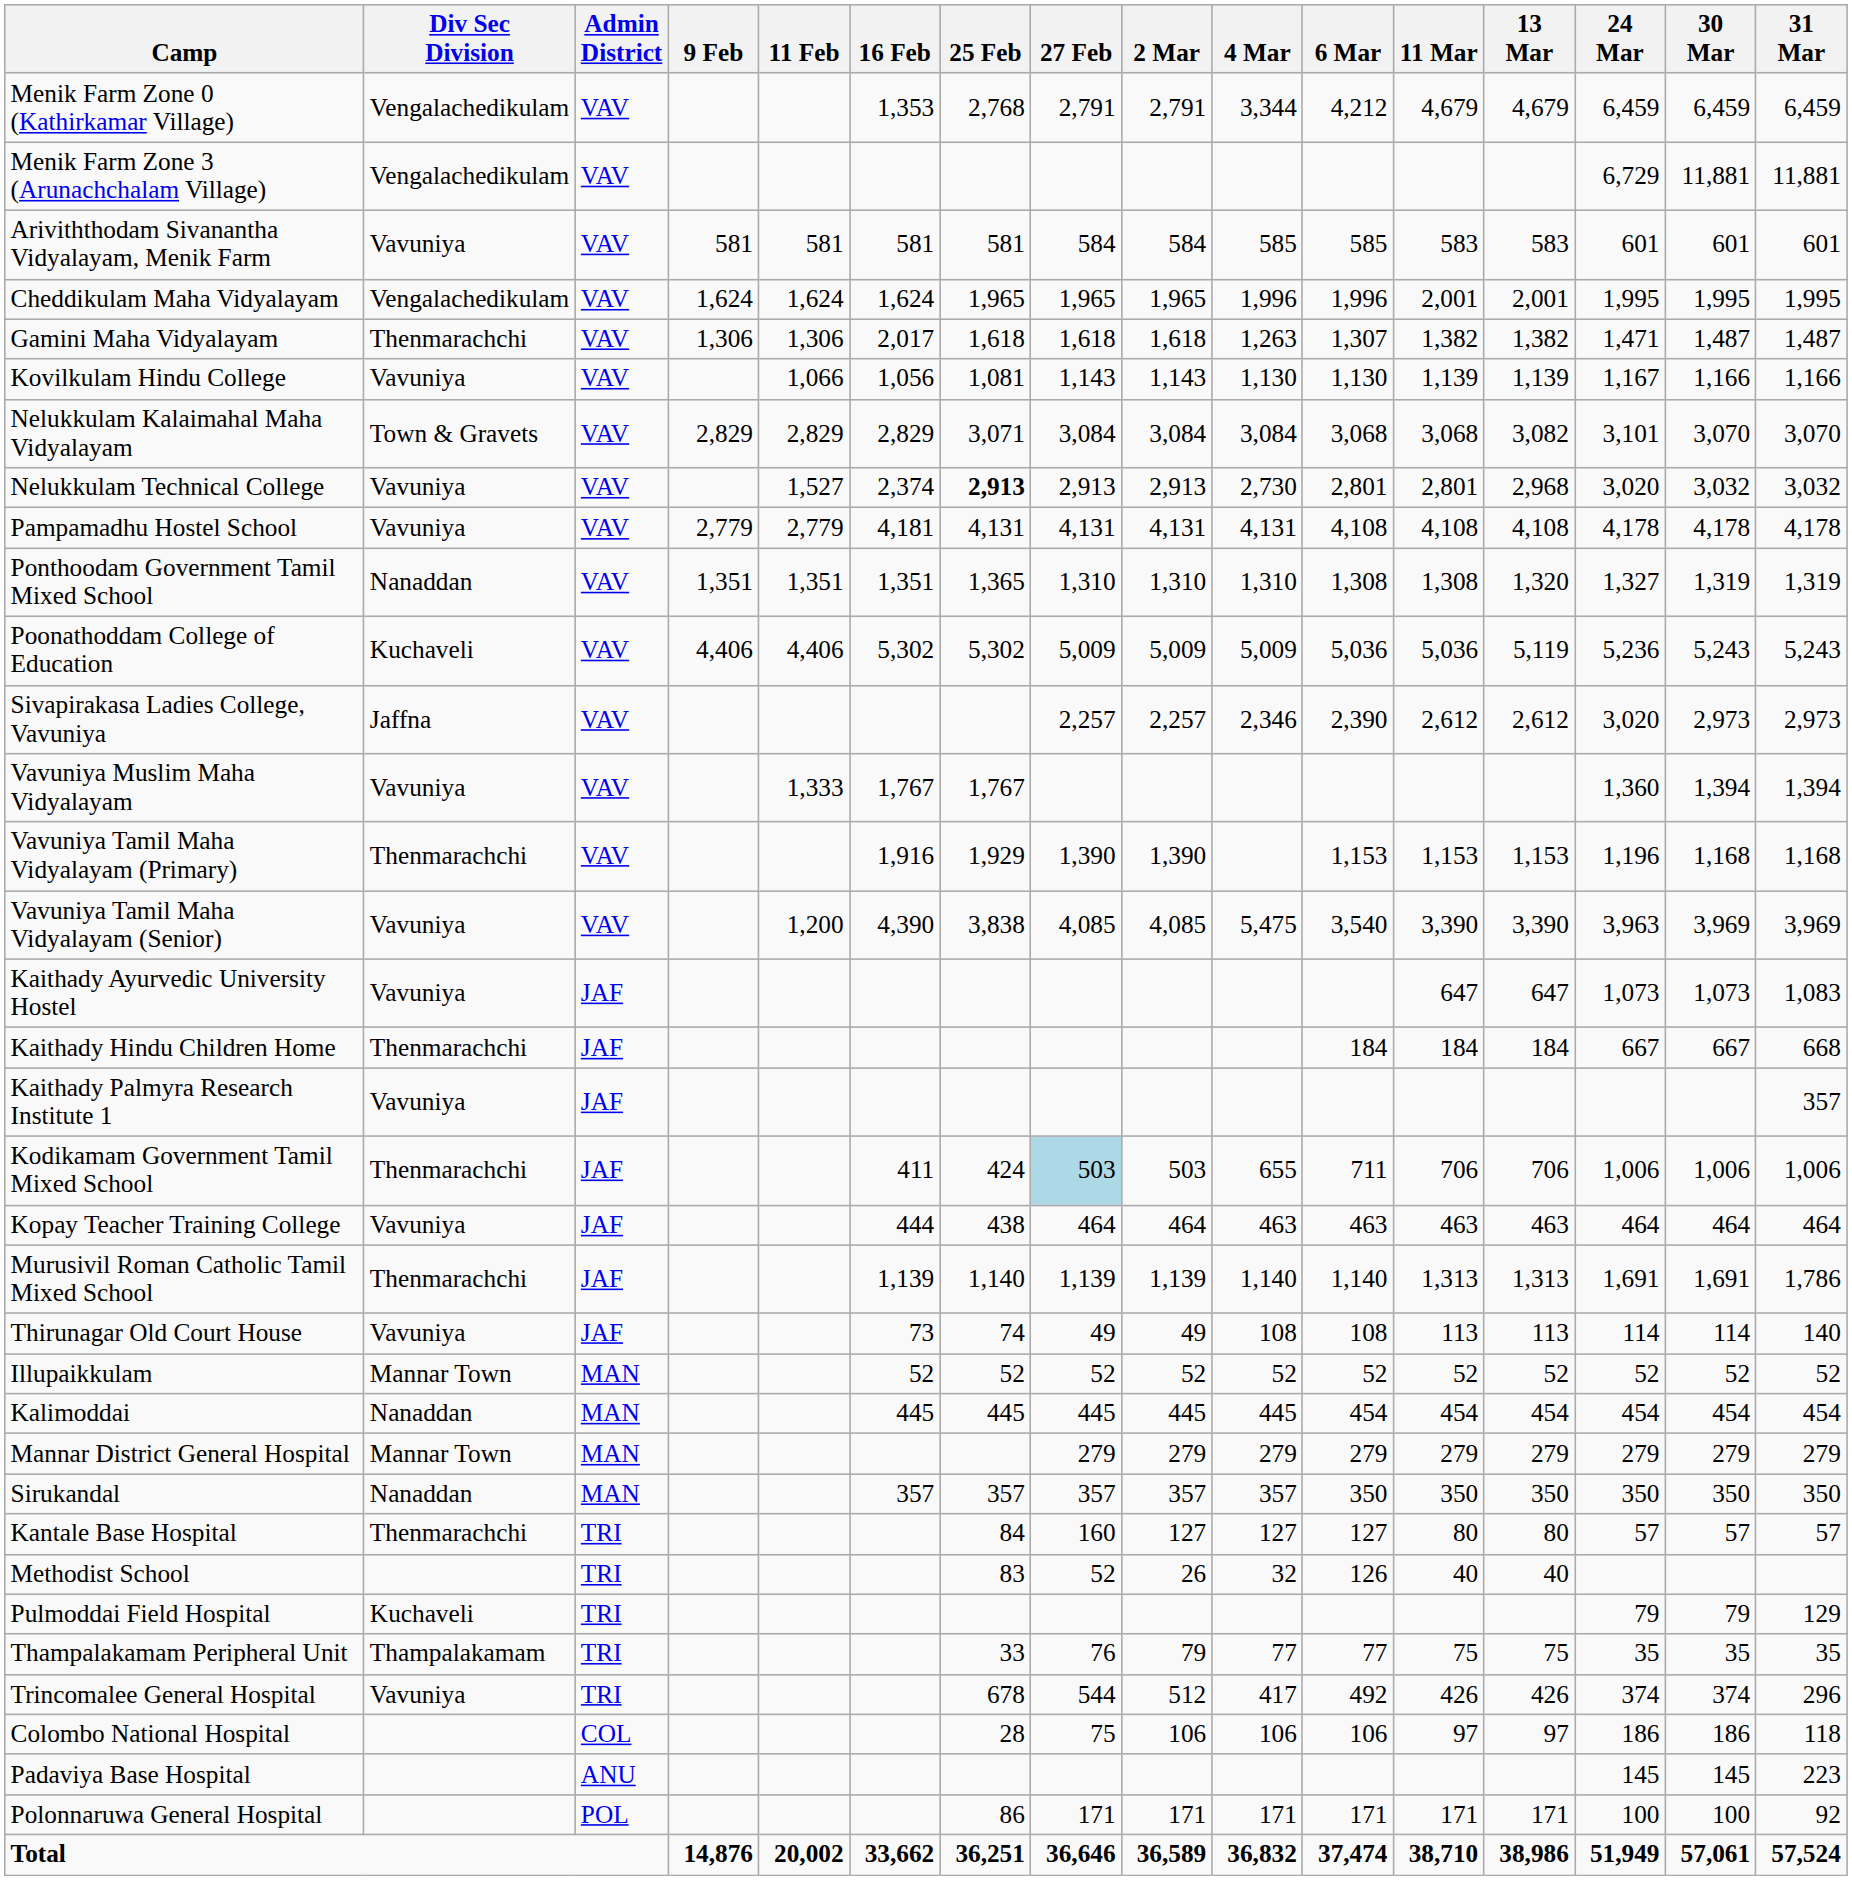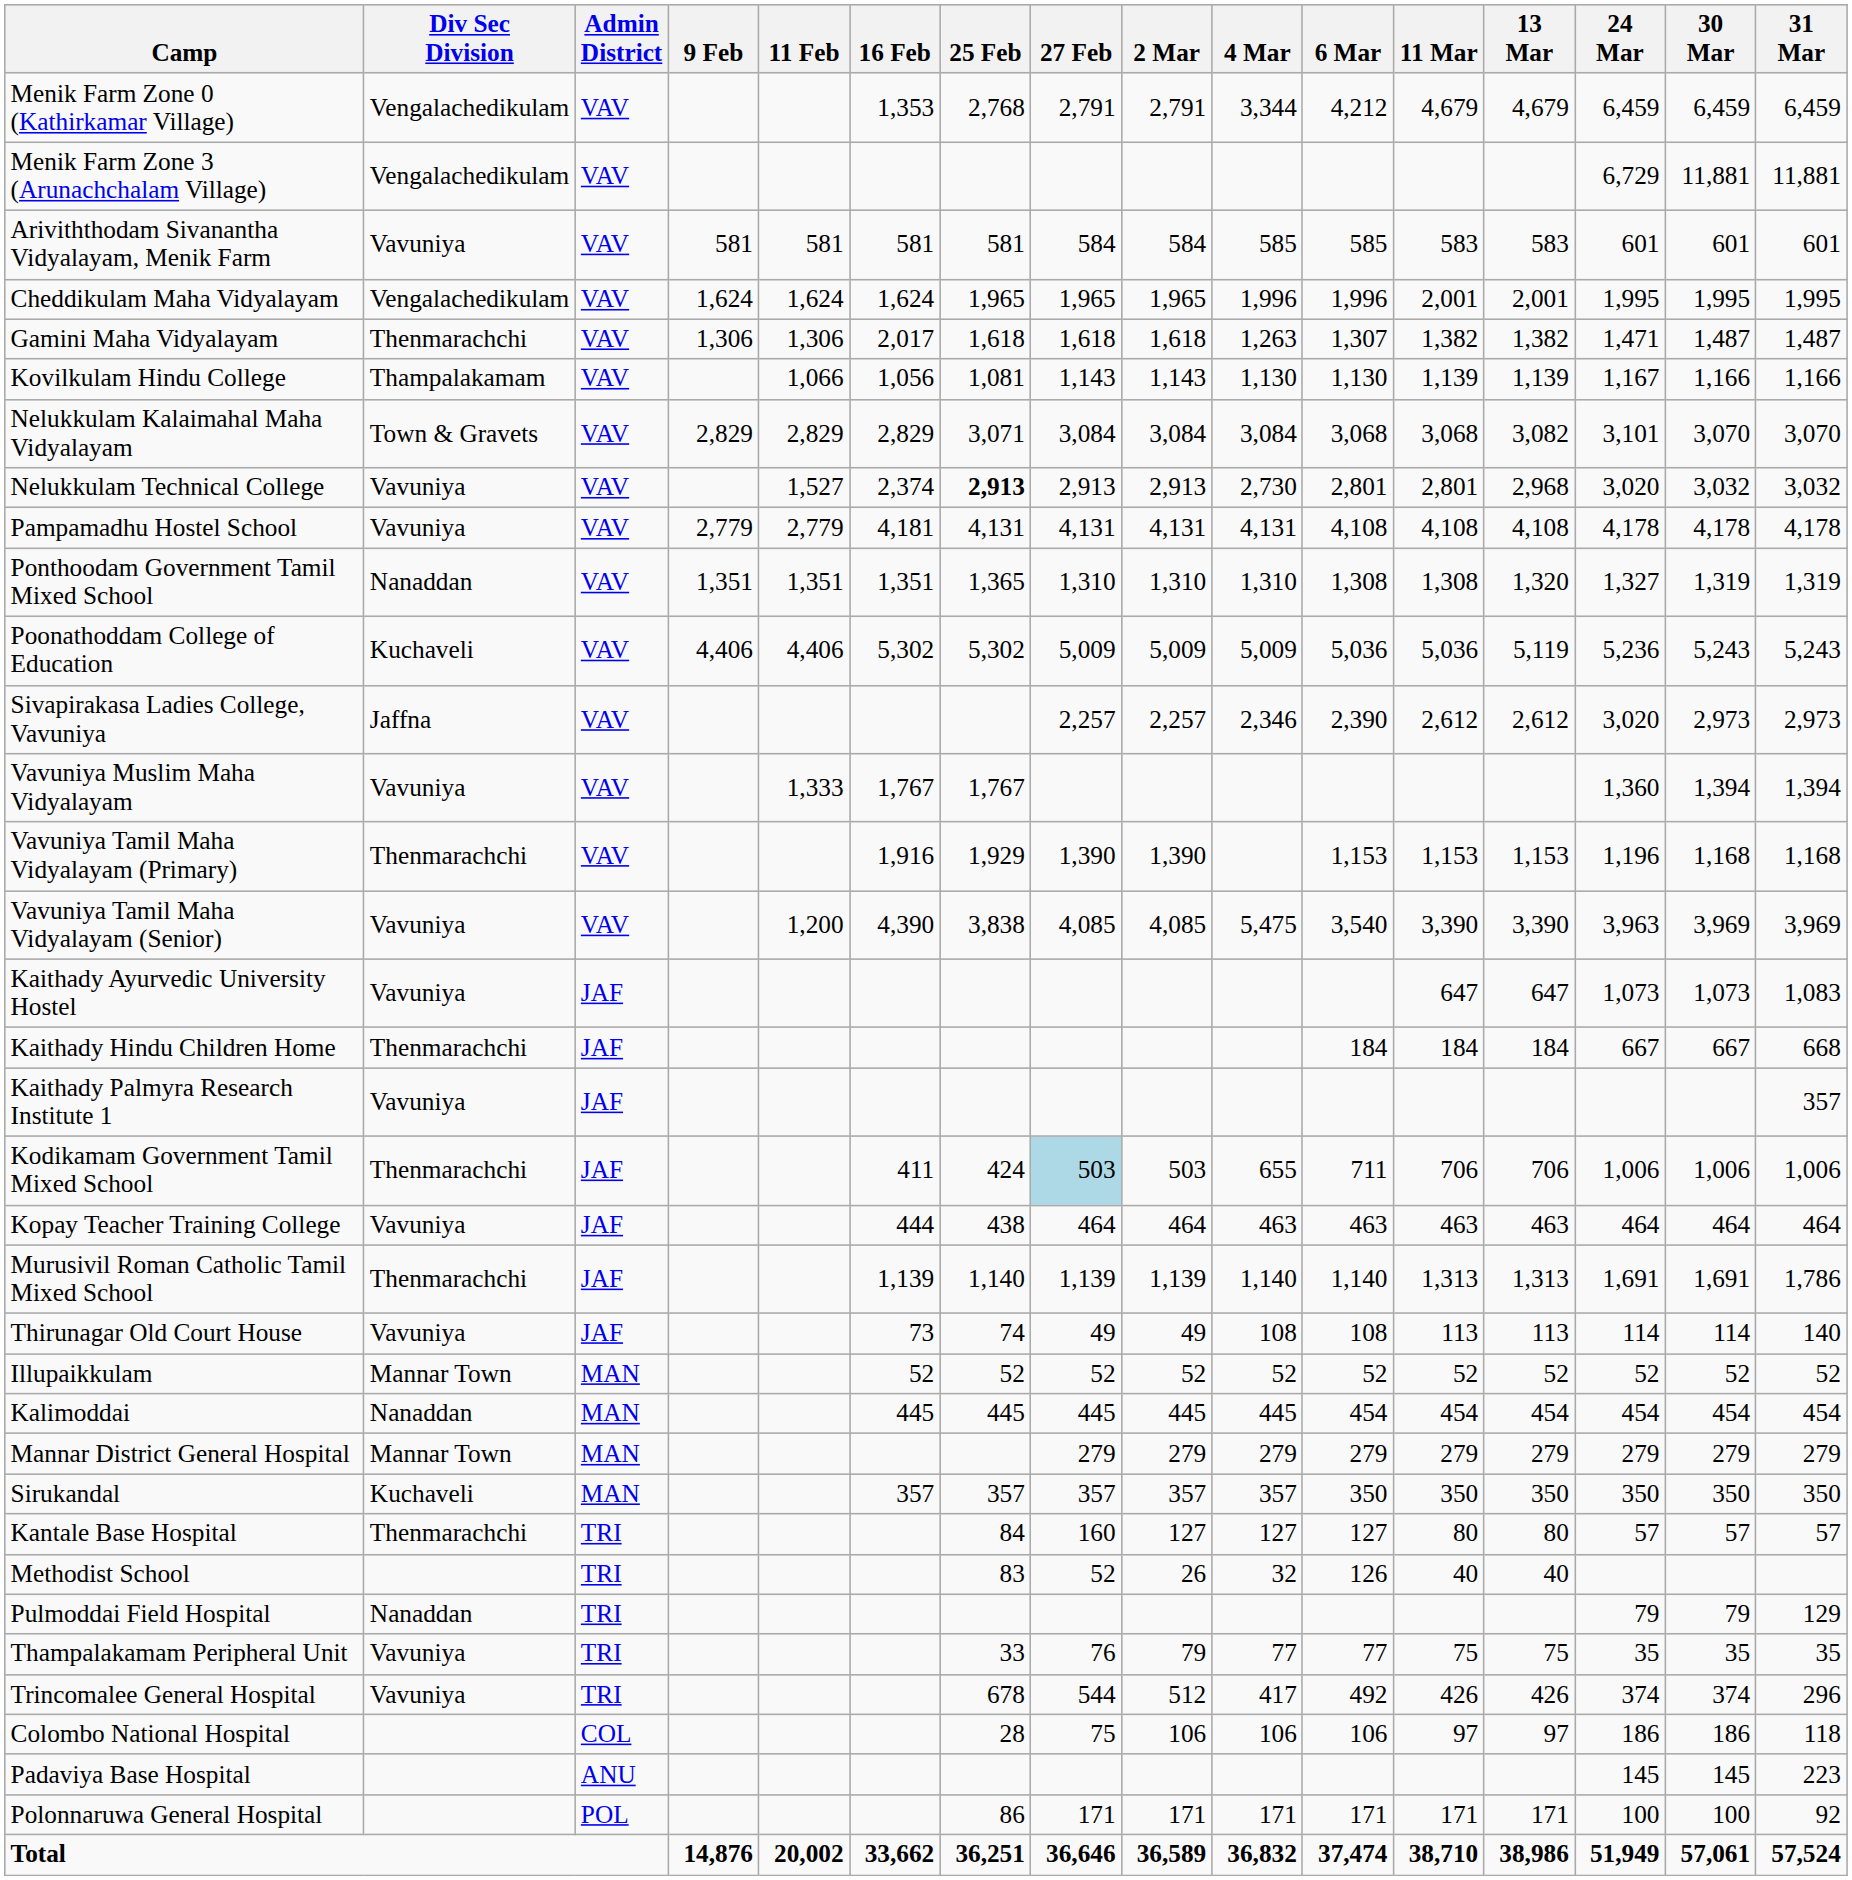(418, 378) Vavuniya -> (458, 378) Thampalakamam
(421, 1493) Nanaddan -> (422, 1493) Kuchaveli
(422, 1613) Kuchaveli -> (421, 1613) Nanaddan
(458, 1653) Thampalakamam -> (418, 1653) Vavuniya
